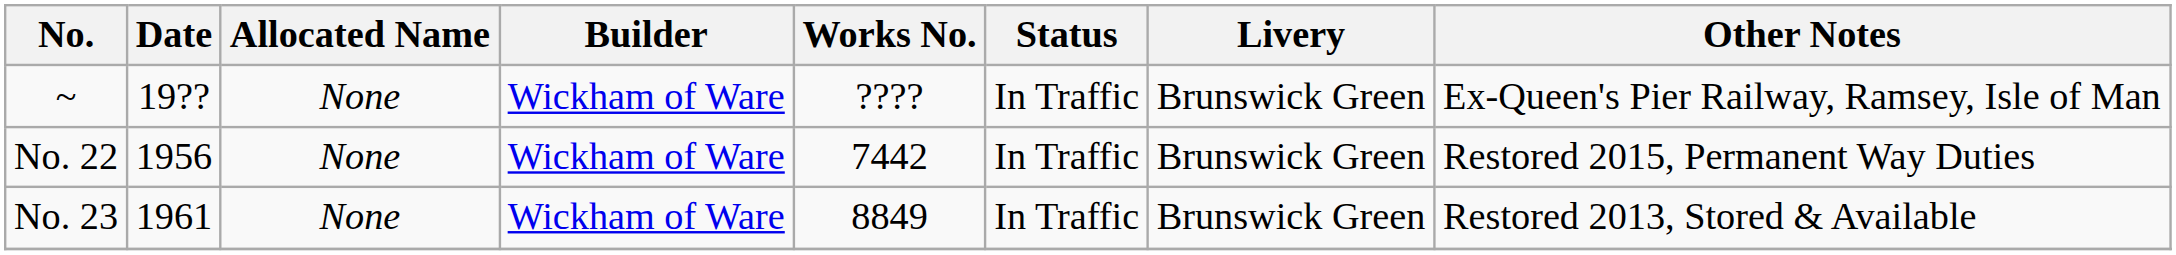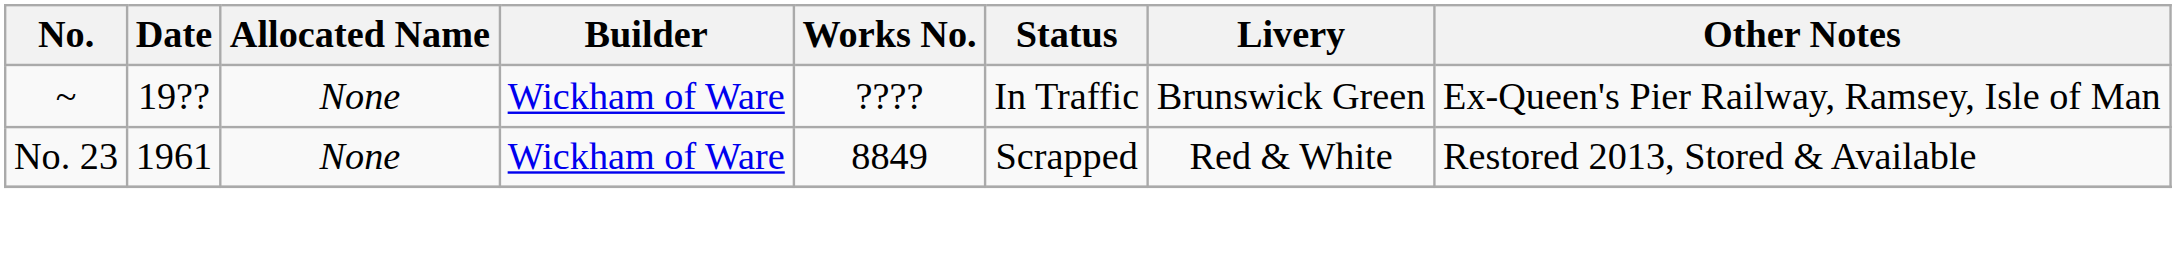- row: (66, 156)
(1067, 216) In Traffic -> (1067, 156) Scrapped
(1291, 216) Brunswick Green -> (1291, 156) Red & White
